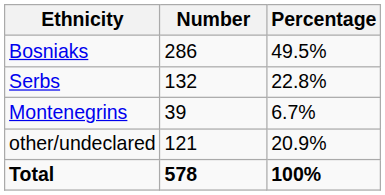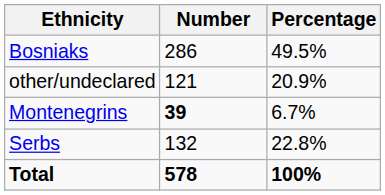rows swapped: (35, 81) <-> (82, 143)
(175, 112) normal -> (175, 112) bold
